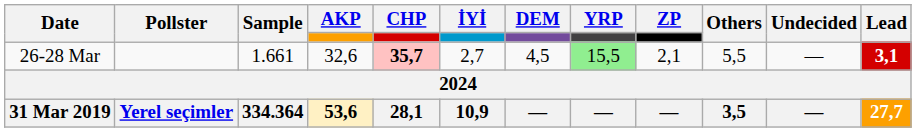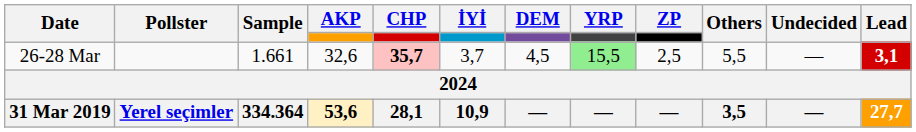(472, 55) 2,7 -> (472, 55) 3,7
(669, 55) 2,1 -> (669, 55) 2,5
